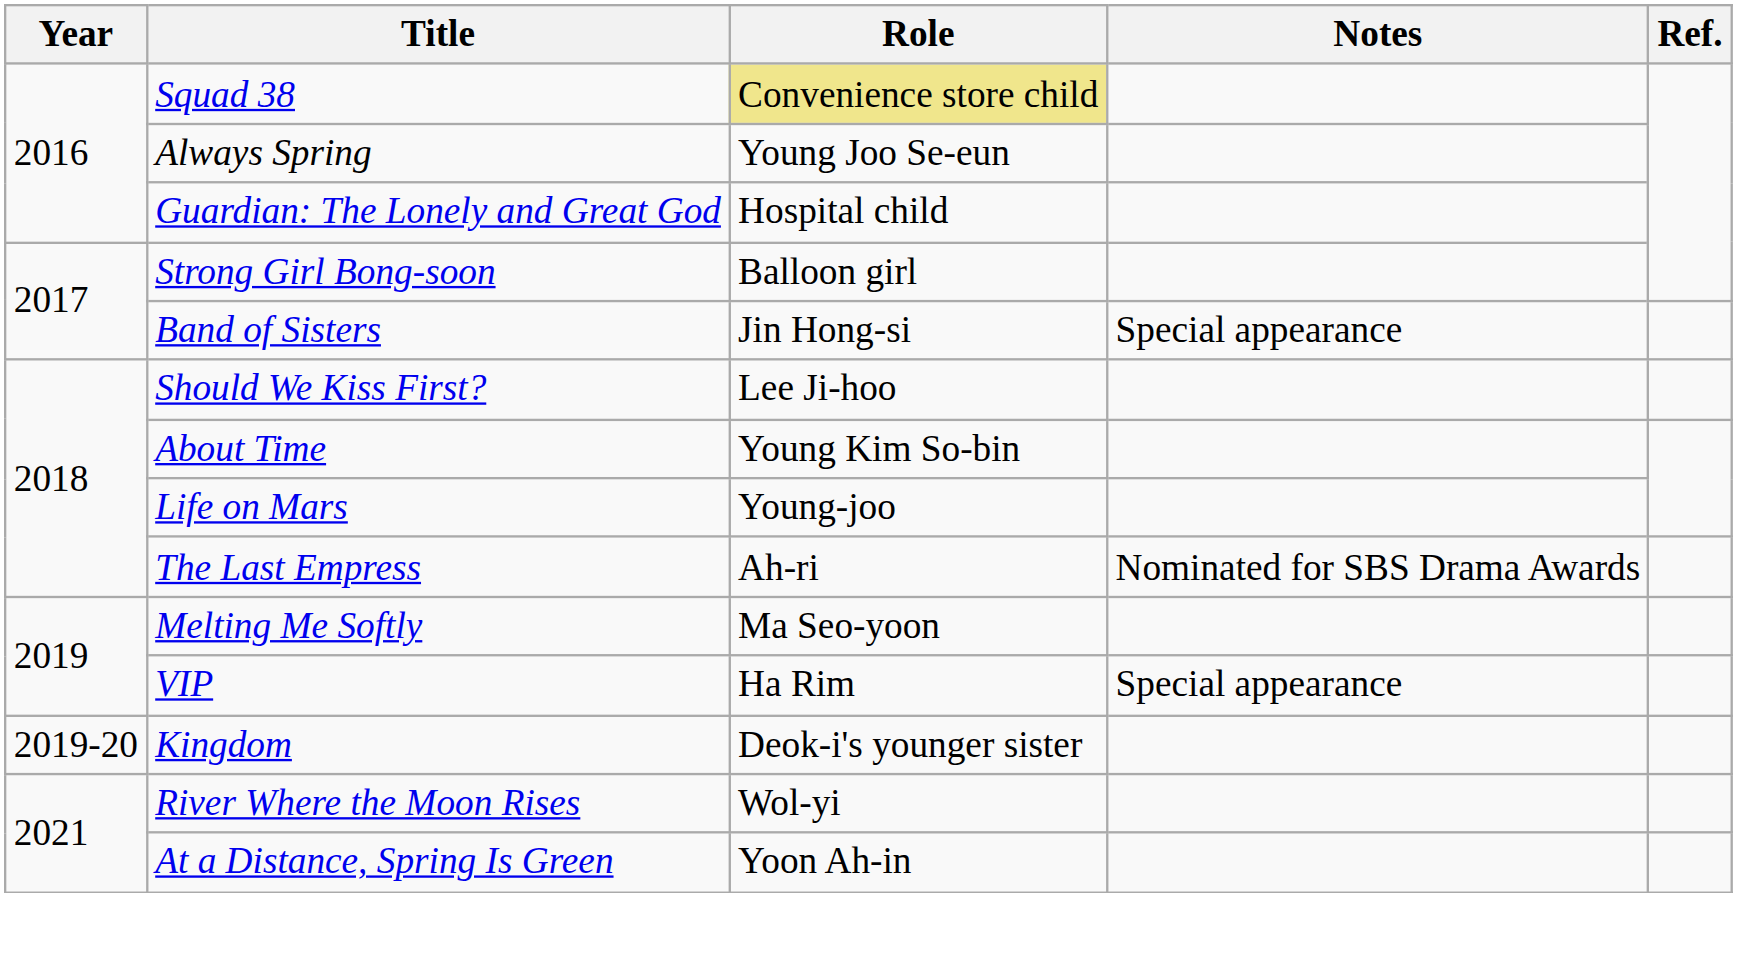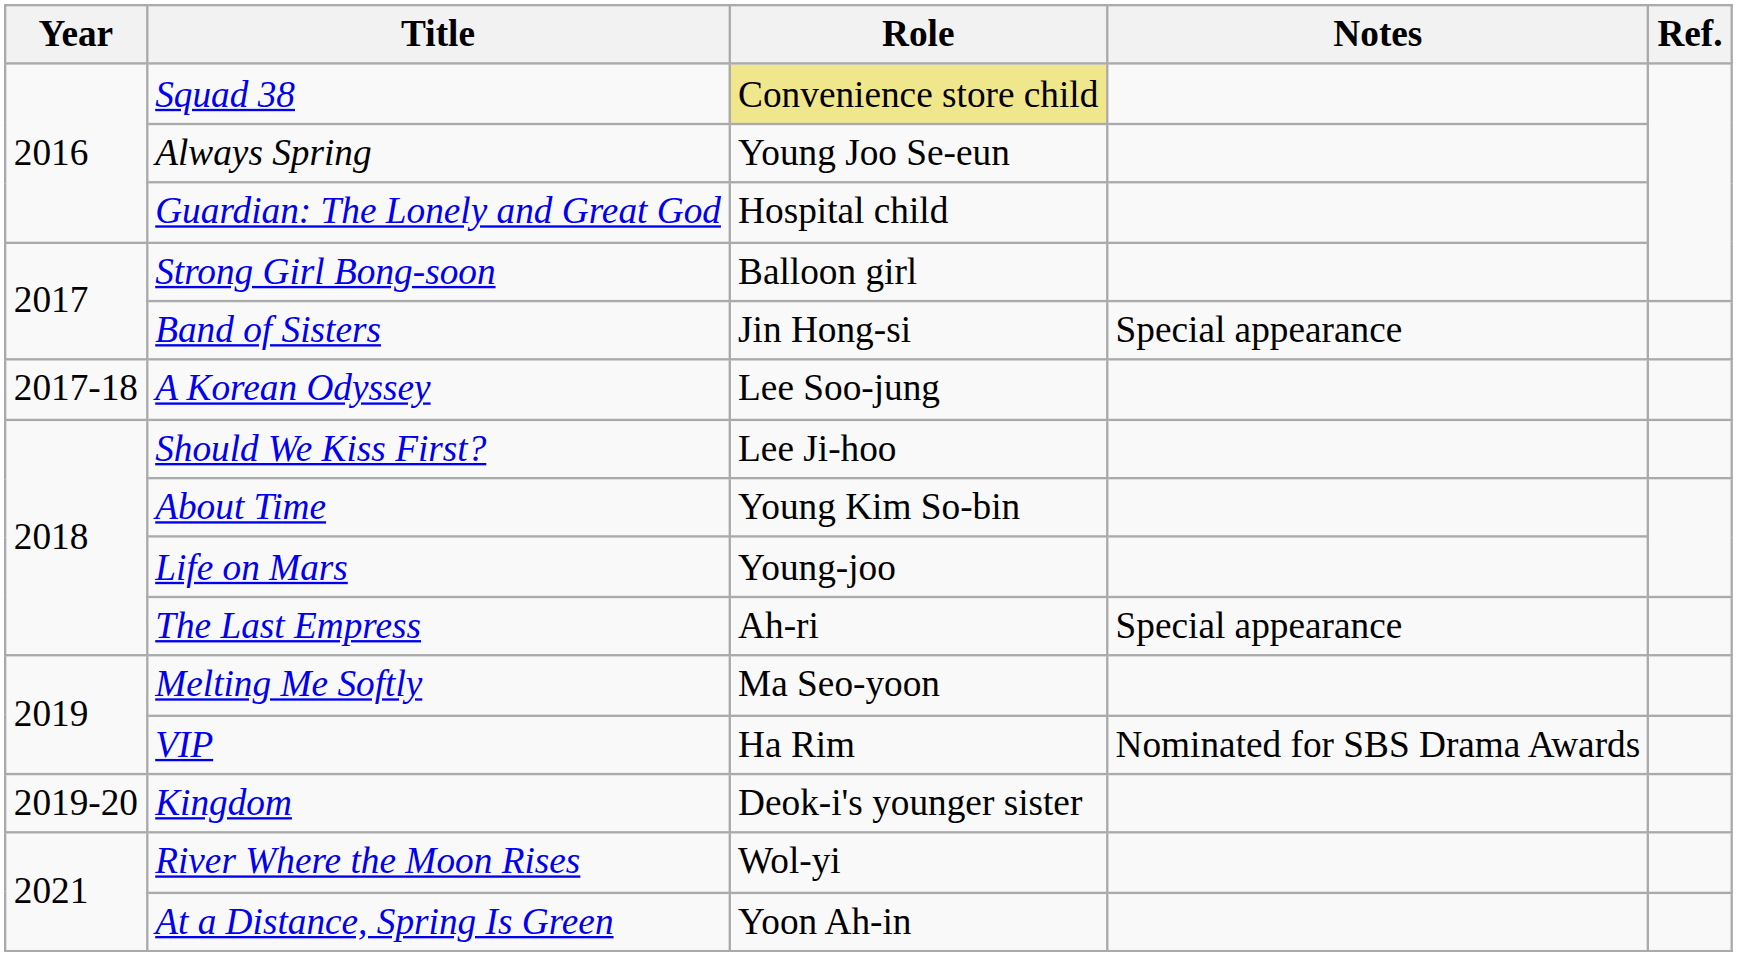+ row: (293, 388)
(1378, 566) Nominated for SBS Drama Awards -> (1259, 625) Special appearance
(1259, 684) Special appearance -> (1378, 743) Nominated for SBS Drama Awards
